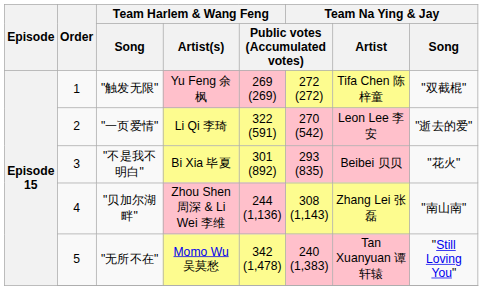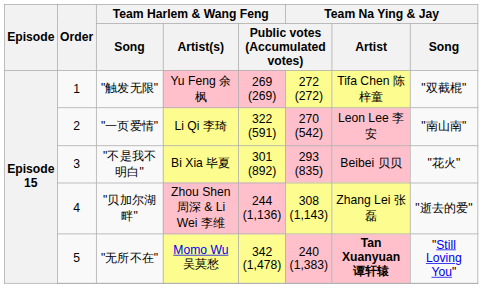(444, 126) "逝去的爱" -> (444, 126) "南山南"
(444, 208) "南山南" -> (444, 208) "逝去的爱"
(371, 259) normal -> (371, 257) bold
